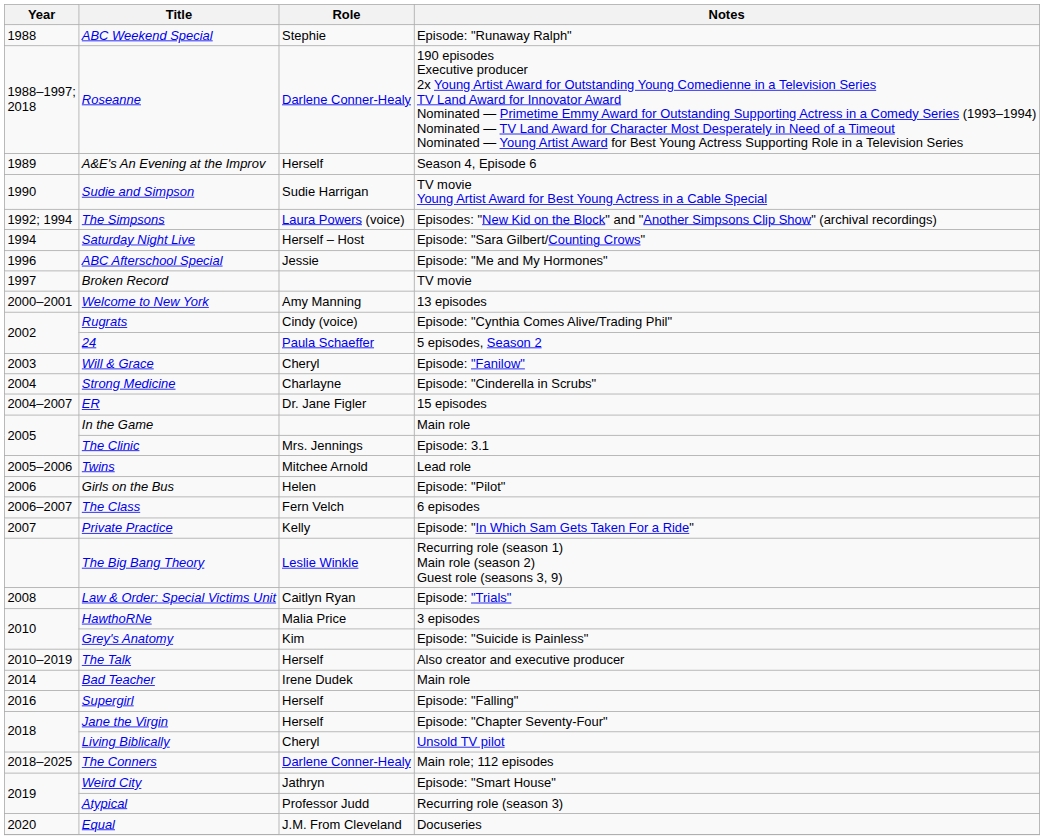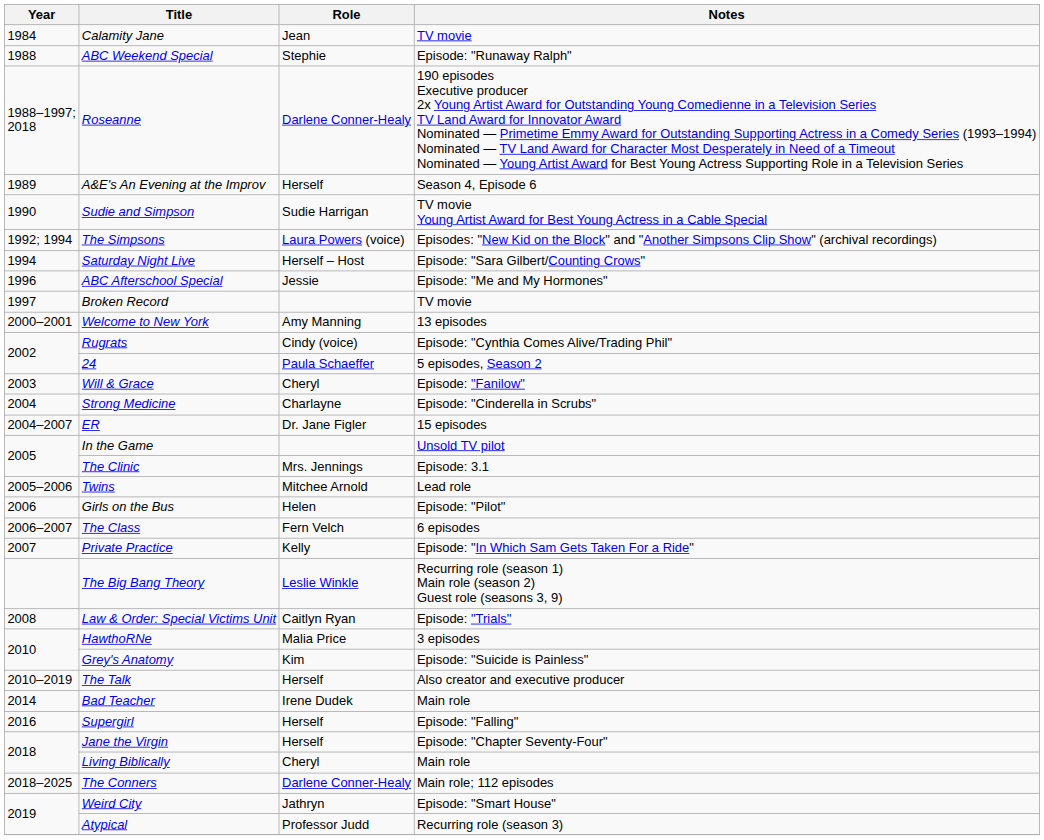+ row: (123, 35)
(444, 425) Main role -> (461, 445) Unsold TV pilot
(461, 742) Unsold TV pilot -> (444, 762) Main role
- row: (98, 824)
